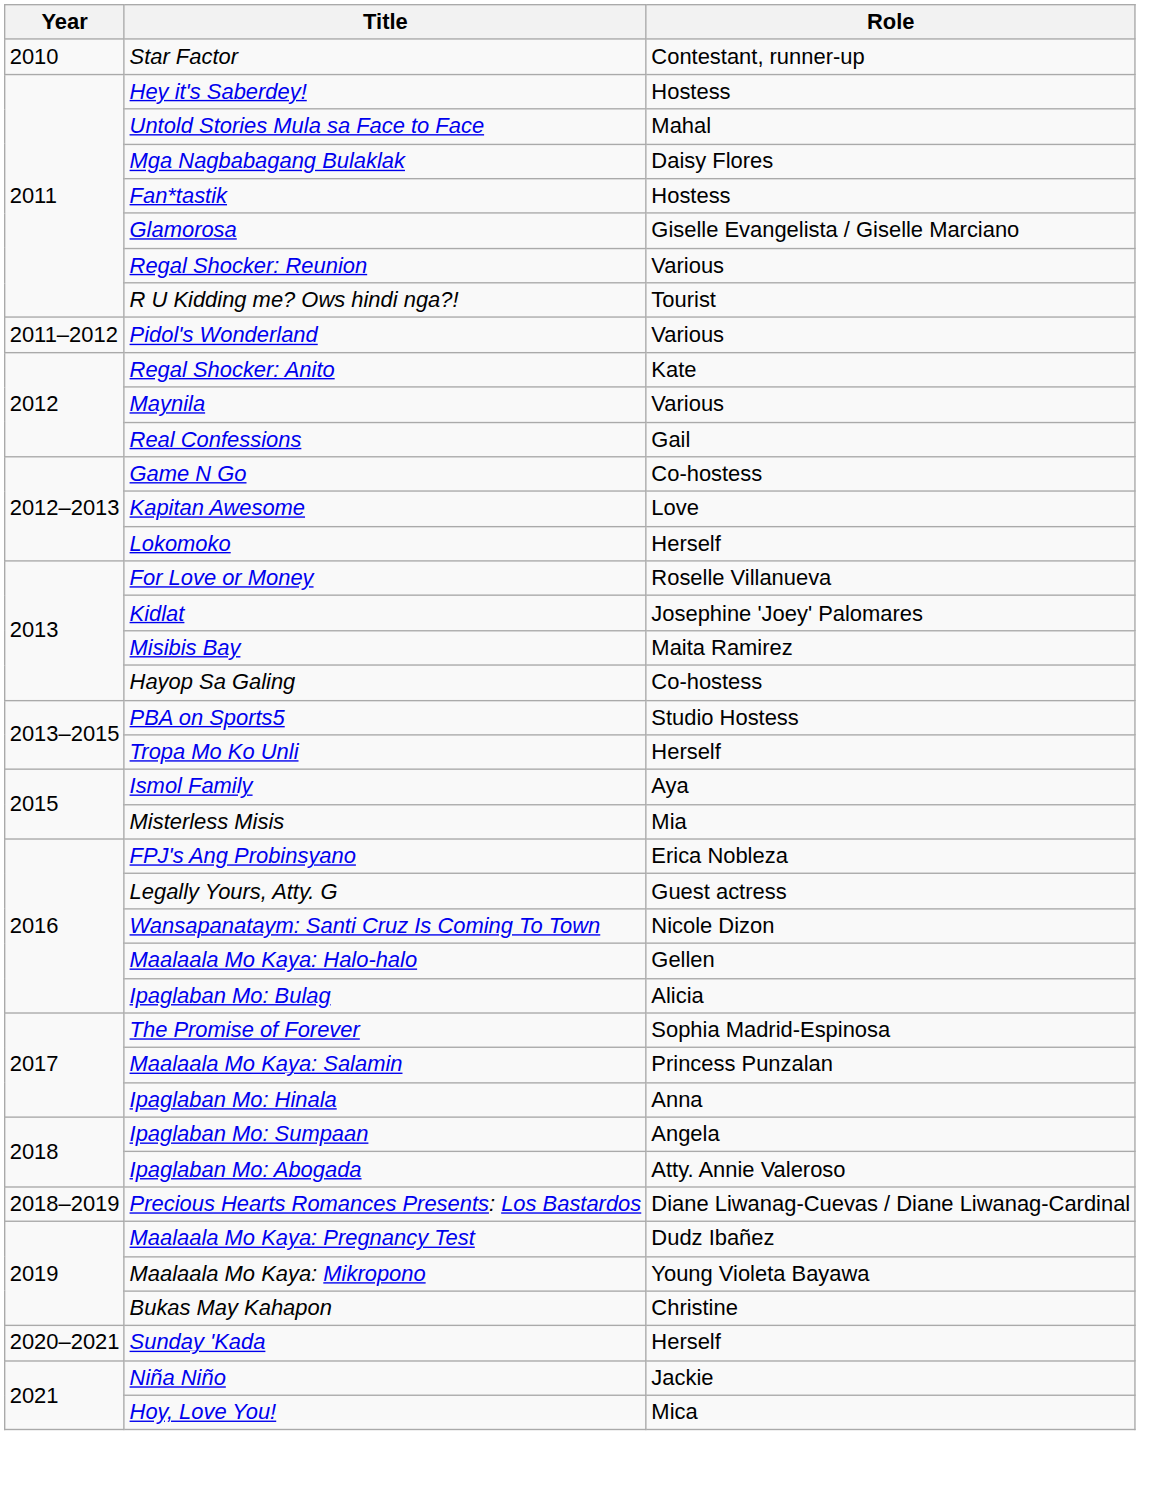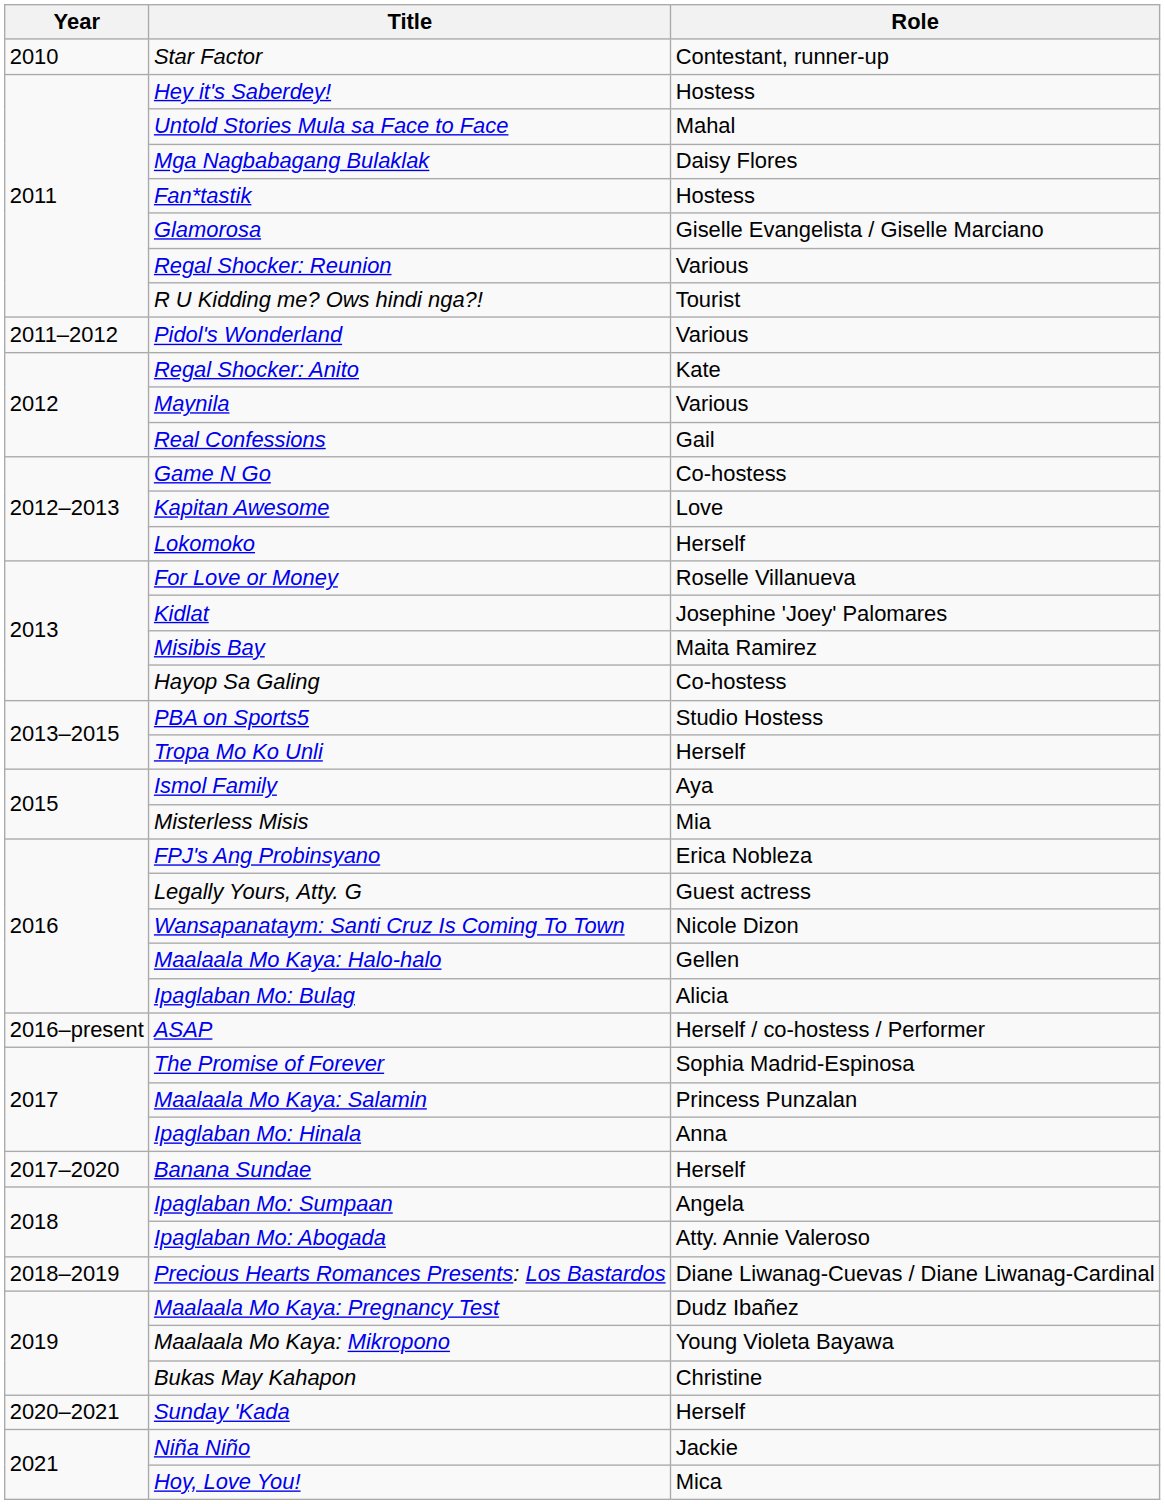+ row: (183, 1030)
+ row: (233, 1169)
